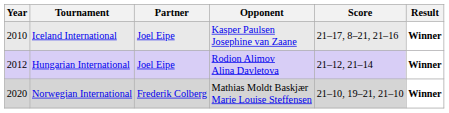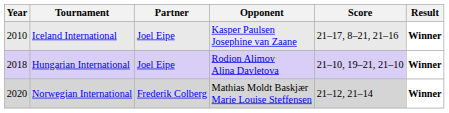(17, 65) 2012 -> (17, 65) 2018
(345, 65) 21–12, 21–14 -> (360, 65) 21–10, 19–21, 21–10
(360, 94) 21–10, 19–21, 21–10 -> (345, 94) 21–12, 21–14
